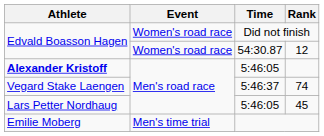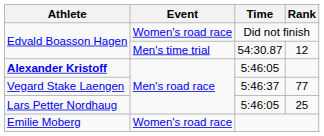(182, 50) Women's road race -> (171, 50) Men's time trial
(302, 87) 74 -> (302, 87) 77
(302, 105) 45 -> (302, 105) 25
(171, 123) Men's time trial -> (182, 123) Women's road race
